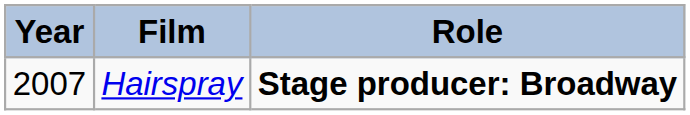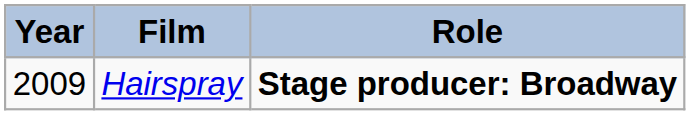(49, 84) 2007 -> (49, 84) 2009
